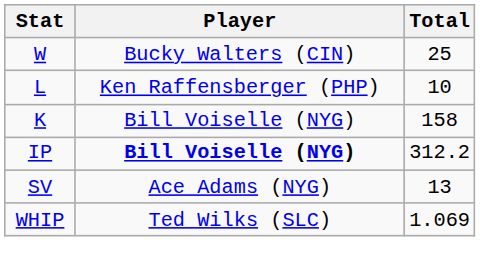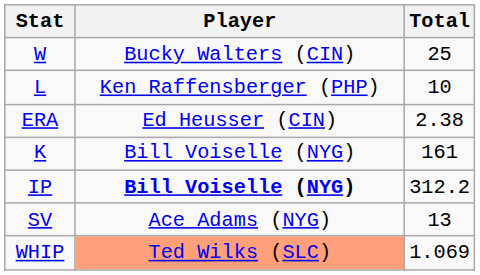+ row: (40, 120)
(440, 120) 158 -> (440, 154) 161
(240, 220) no background -> (240, 253) lightsalmon background
